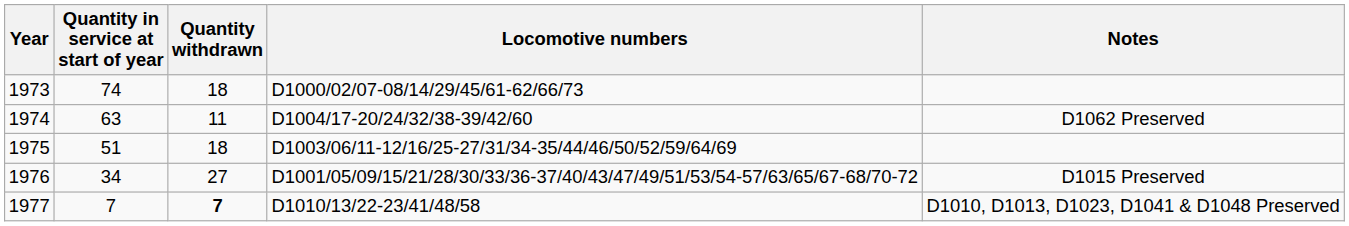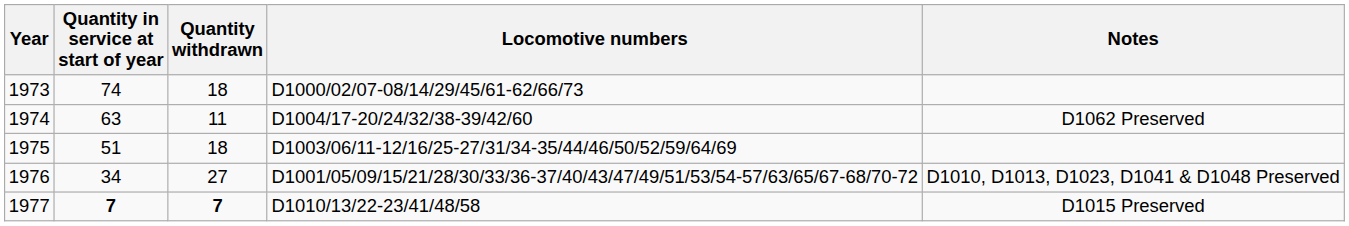(1133, 177) D1015 Preserved -> (1133, 177) D1010, D1013, D1023, D1041 & D1048 Preserved
(111, 206) normal -> (111, 206) bold
(1133, 206) D1010, D1013, D1023, D1041 & D1048 Preserved -> (1133, 206) D1015 Preserved
